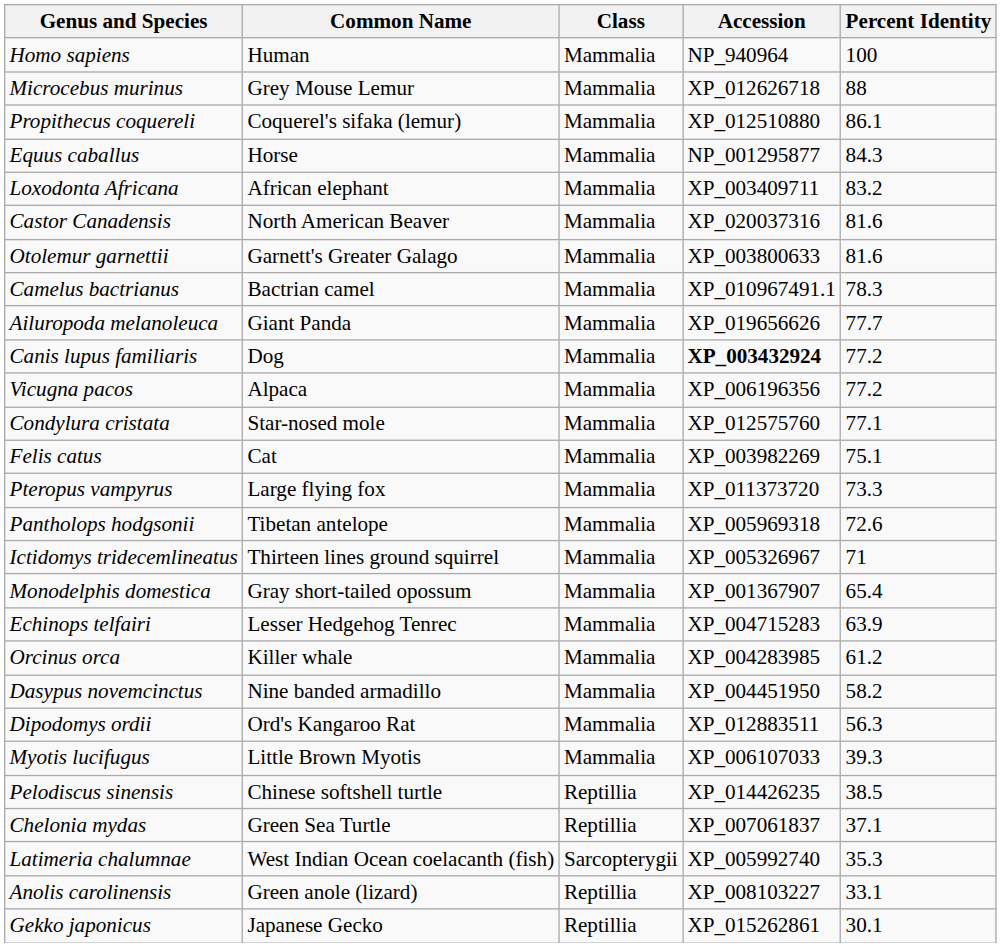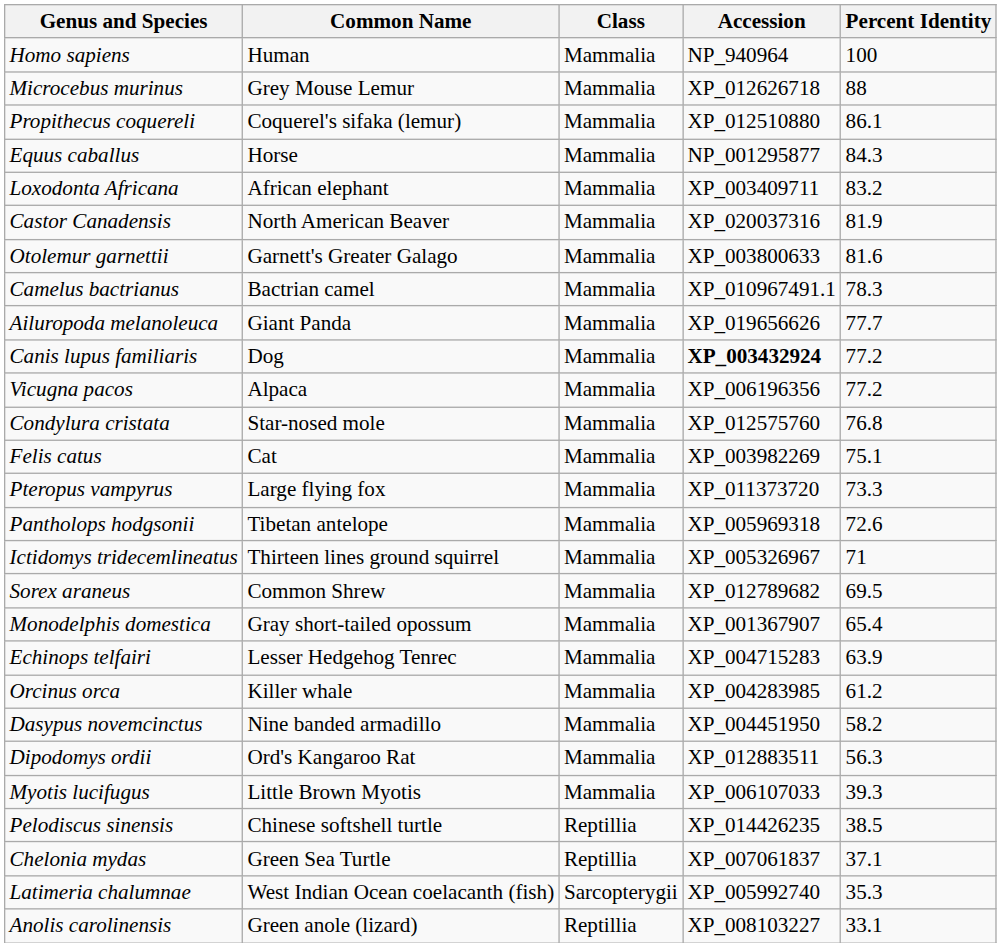(864, 222) 81.6 -> (864, 222) 81.9
(864, 423) 77.1 -> (864, 423) 76.8
+ row: (70, 590)
- row: (80, 925)
